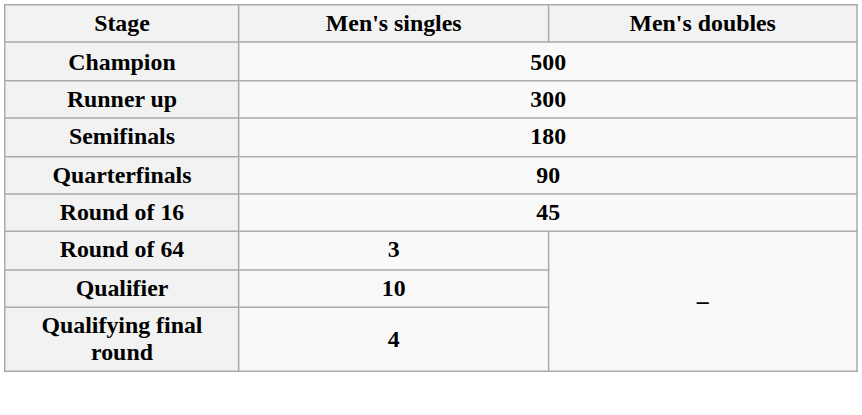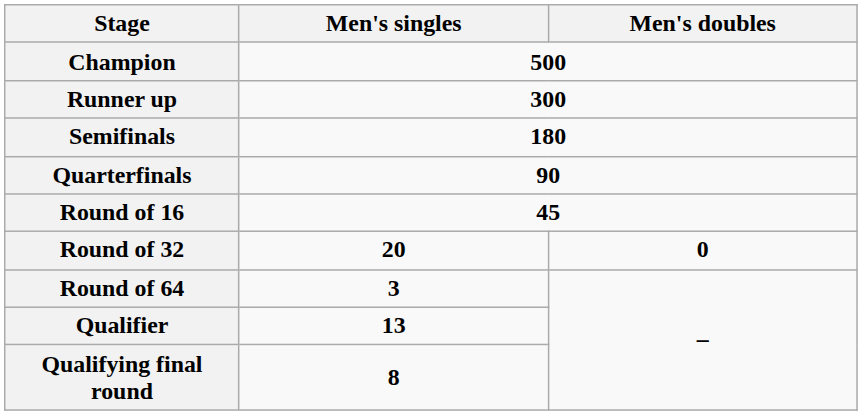+ row: (122, 250)
(394, 288) 10 -> (394, 325) 13
(394, 339) 4 -> (394, 377) 8
